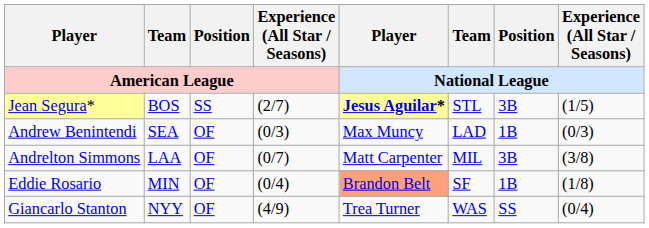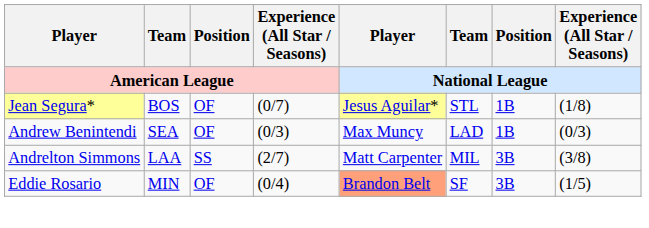(203, 105) SS -> (204, 105) OF
(273, 105) (2/7) -> (273, 105) (0/7)
(394, 105) bold -> (391, 105) normal
(508, 105) 3B -> (505, 105) 1B
(578, 105) (1/5) -> (575, 105) (1/8)
(204, 157) OF -> (203, 157) SS
(273, 157) (0/7) -> (273, 157) (2/7)
(508, 183) 1B -> (505, 183) 3B
(578, 183) (1/8) -> (575, 183) (1/5)
- row: (67, 209)
